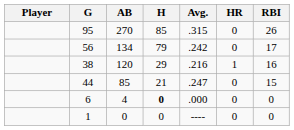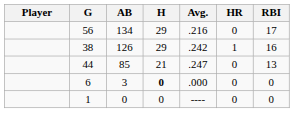- row: (88, 30)
(161, 47) 79 -> (161, 30) 29
(198, 47) .242 -> (198, 30) .216
(125, 64) 120 -> (125, 47) 126
(198, 64) .216 -> (198, 47) .242
(271, 82) 15 -> (271, 64) 13
(125, 99) 4 -> (125, 82) 3
